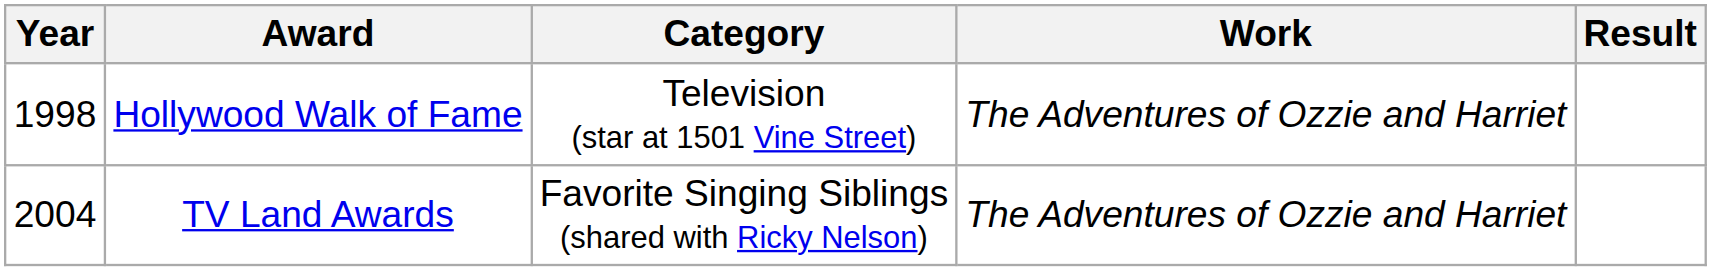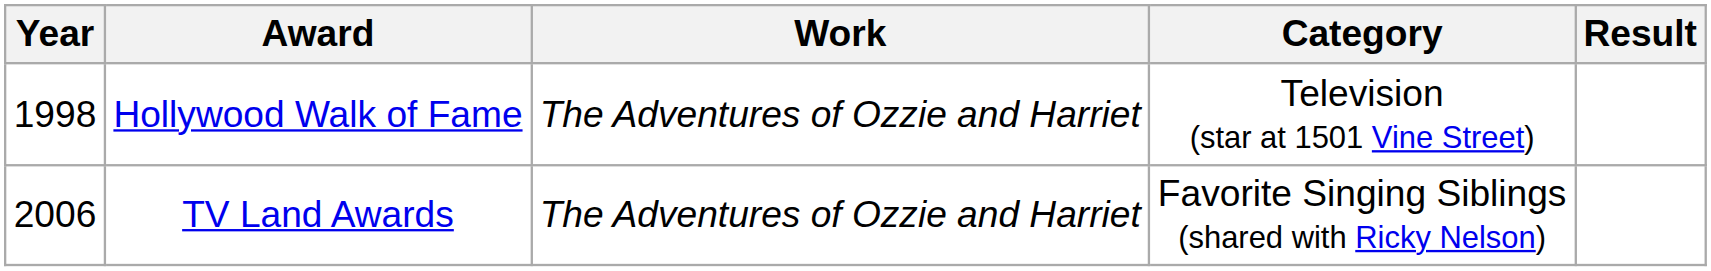columns swapped: (744, 33) <-> (1266, 33)
(55, 214) 2004 -> (55, 214) 2006
